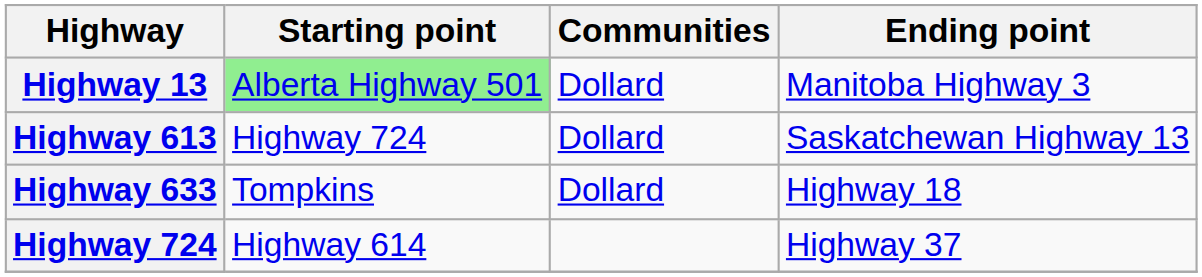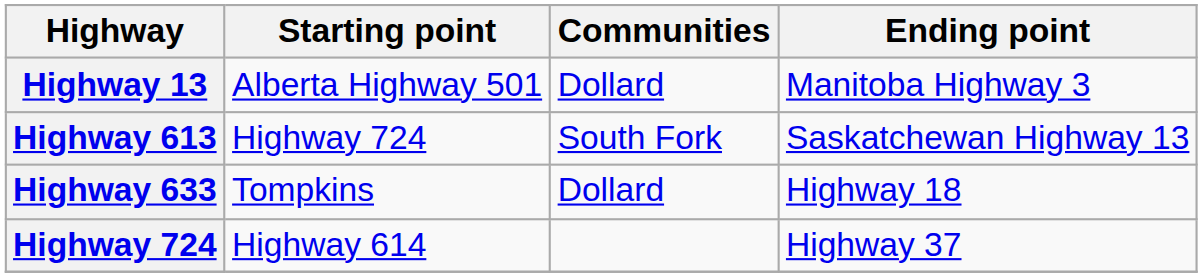(387, 84) lightgreen background -> (387, 84) no background
(611, 137) Dollard -> (640, 137) South Fork
